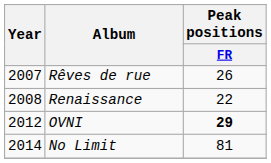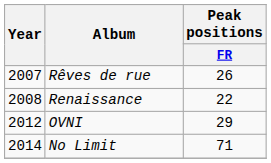(224, 123) bold -> (224, 123) normal
(224, 146) 81 -> (224, 146) 71
